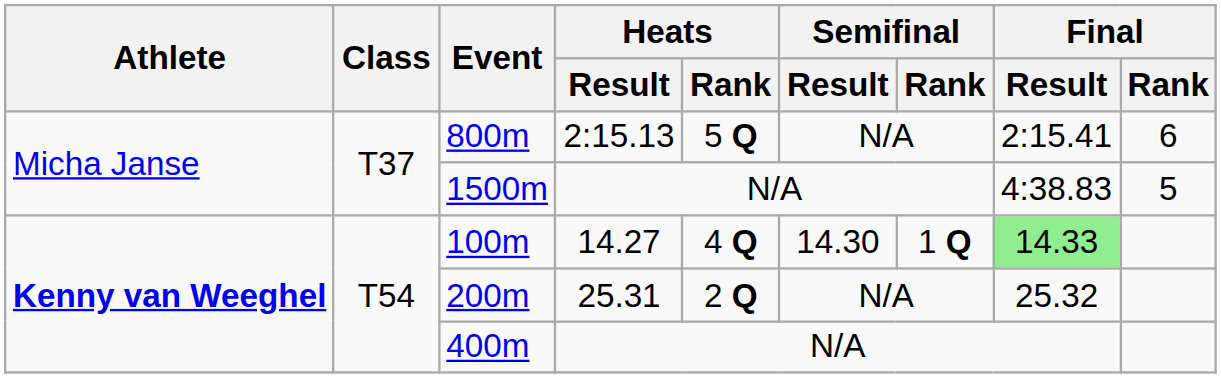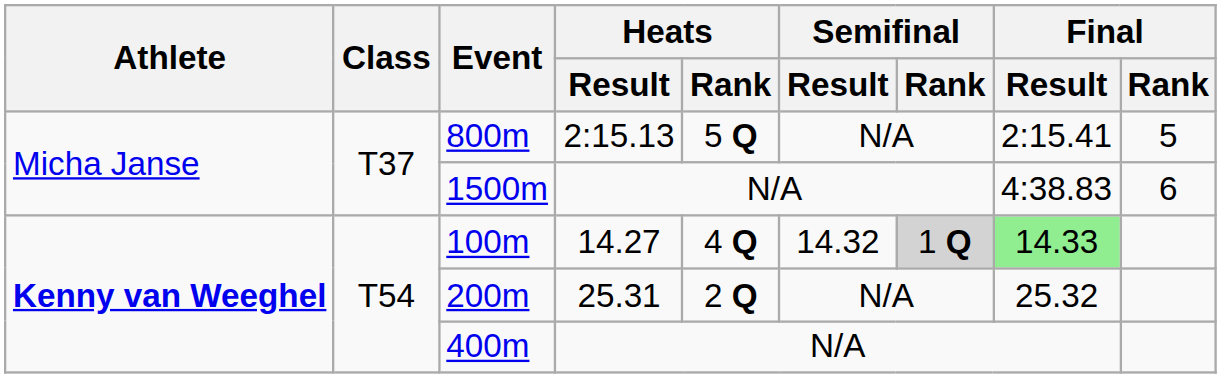(1168, 137) 6 -> (1168, 137) 5
(1168, 189) 5 -> (1168, 189) 6
(838, 242) 14.30 -> (838, 242) 14.32
(945, 242) no background -> (945, 242) lightgrey background
